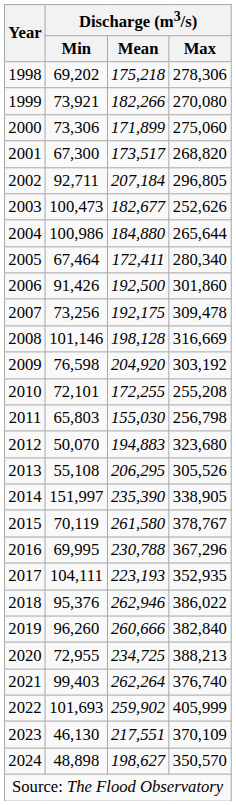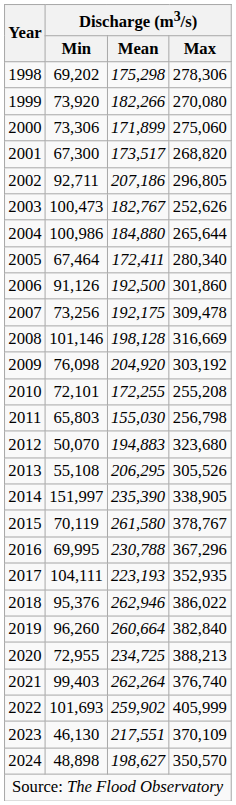(138, 74) 175,218 -> (138, 74) 175,298
(76, 101) 73,921 -> (76, 101) 73,920
(138, 180) 207,184 -> (138, 180) 207,186
(138, 206) 182,677 -> (138, 206) 182,767
(76, 286) 91,426 -> (76, 286) 91,126
(76, 365) 76,598 -> (76, 365) 76,098
(138, 629) 260,666 -> (138, 629) 260,664
